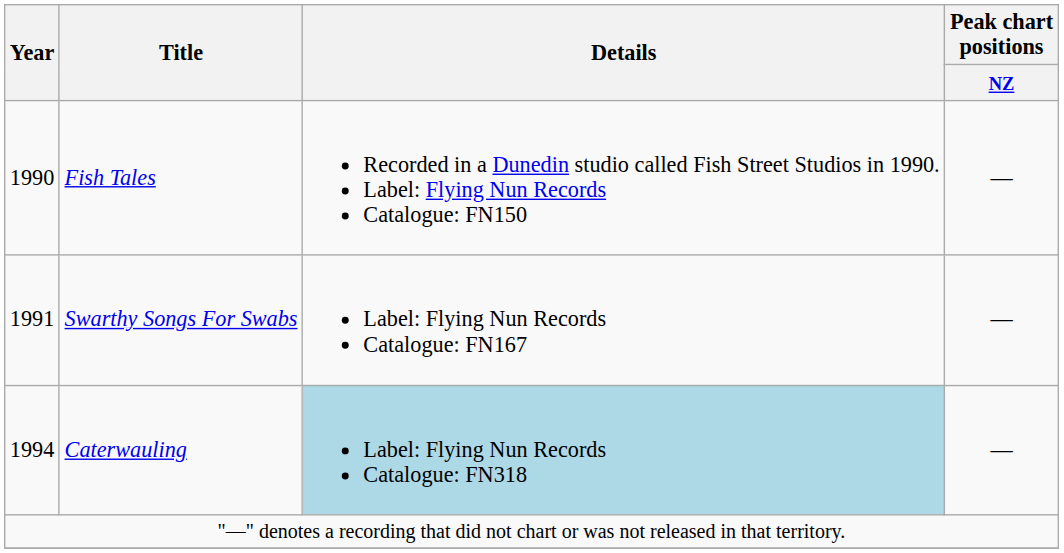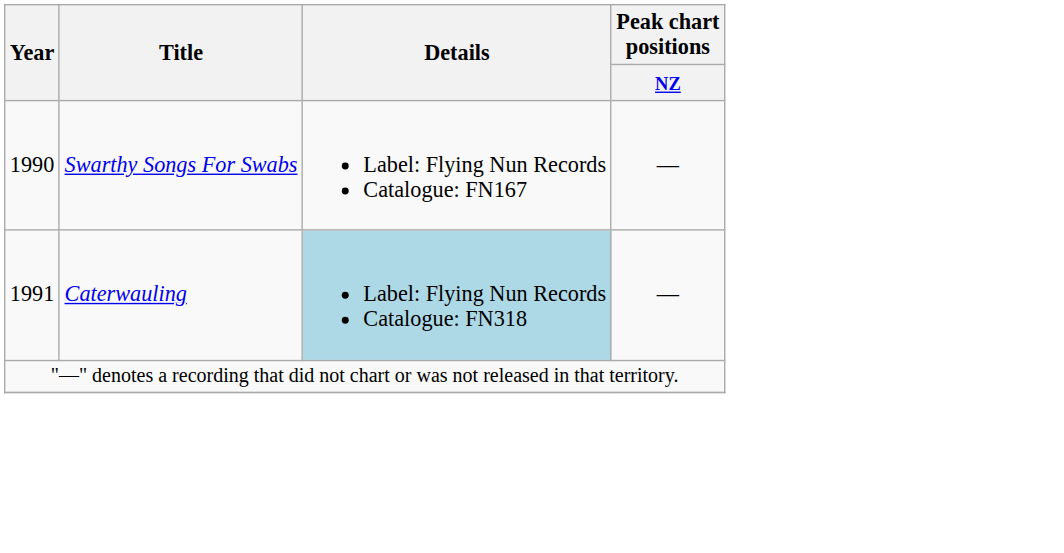- row: (110, 177)
(32, 319) 1991 -> (32, 164) 1990
(32, 449) 1994 -> (32, 294) 1991
